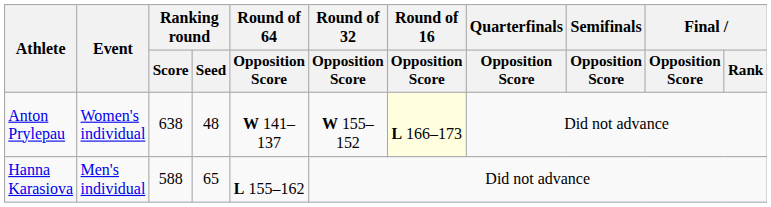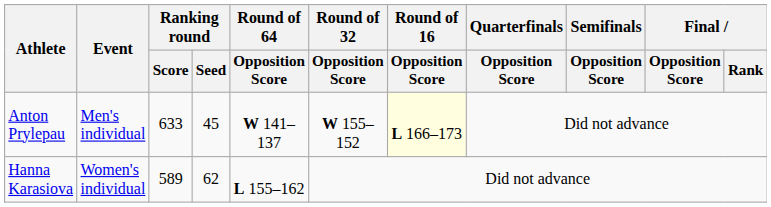(113, 124) Women's individual -> (113, 124) Men's individual
(171, 124) 638 -> (171, 124) 633
(211, 124) 48 -> (211, 124) 45
(113, 179) Men's individual -> (113, 179) Women's individual
(171, 179) 588 -> (171, 179) 589
(211, 179) 65 -> (211, 179) 62
